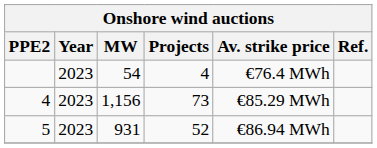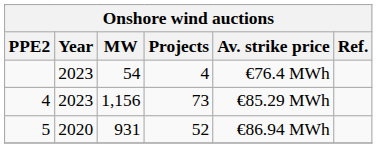(76, 128) 2023 -> (76, 128) 2020
